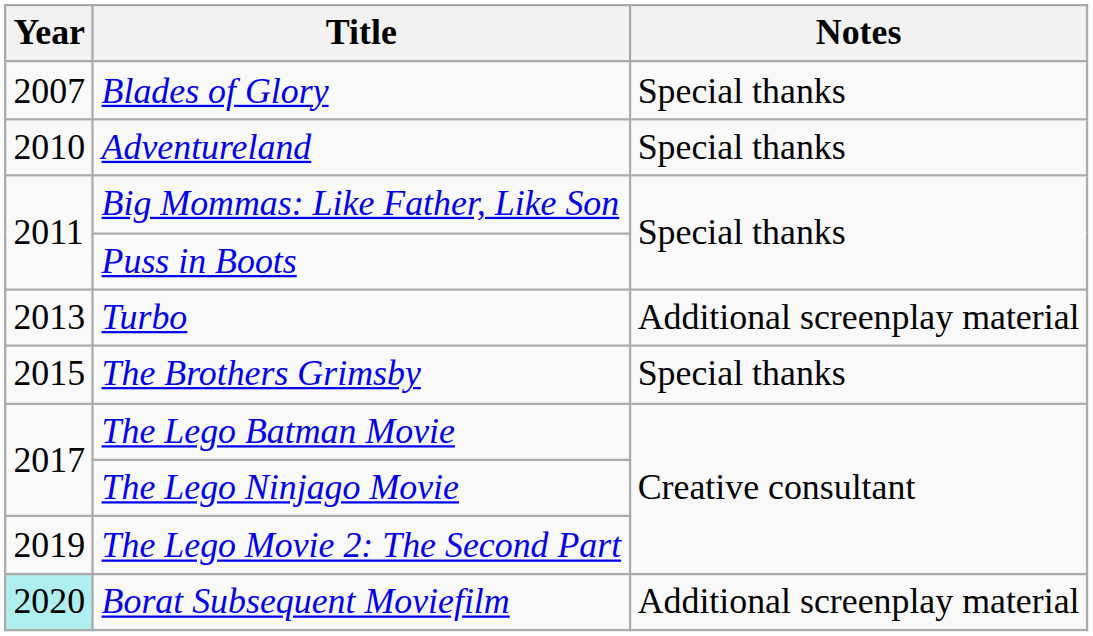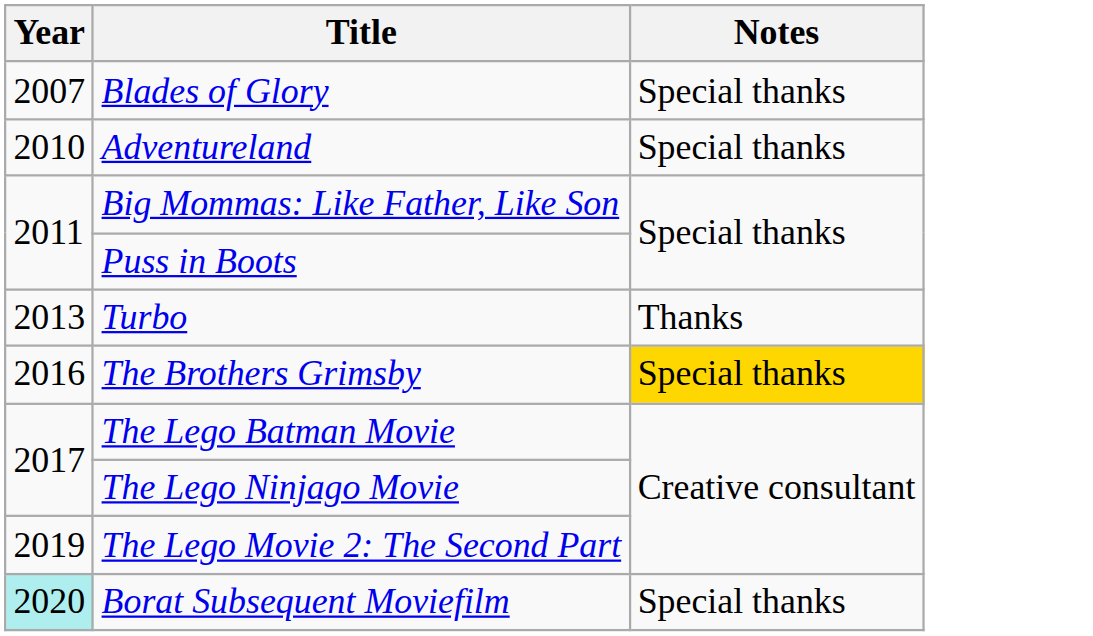(859, 317) Additional screenplay material -> (690, 317) Thanks
(49, 373) 2015 -> (49, 373) 2016
(742, 373) no background -> (742, 373) gold background
(859, 601) Additional screenplay material -> (742, 601) Special thanks
